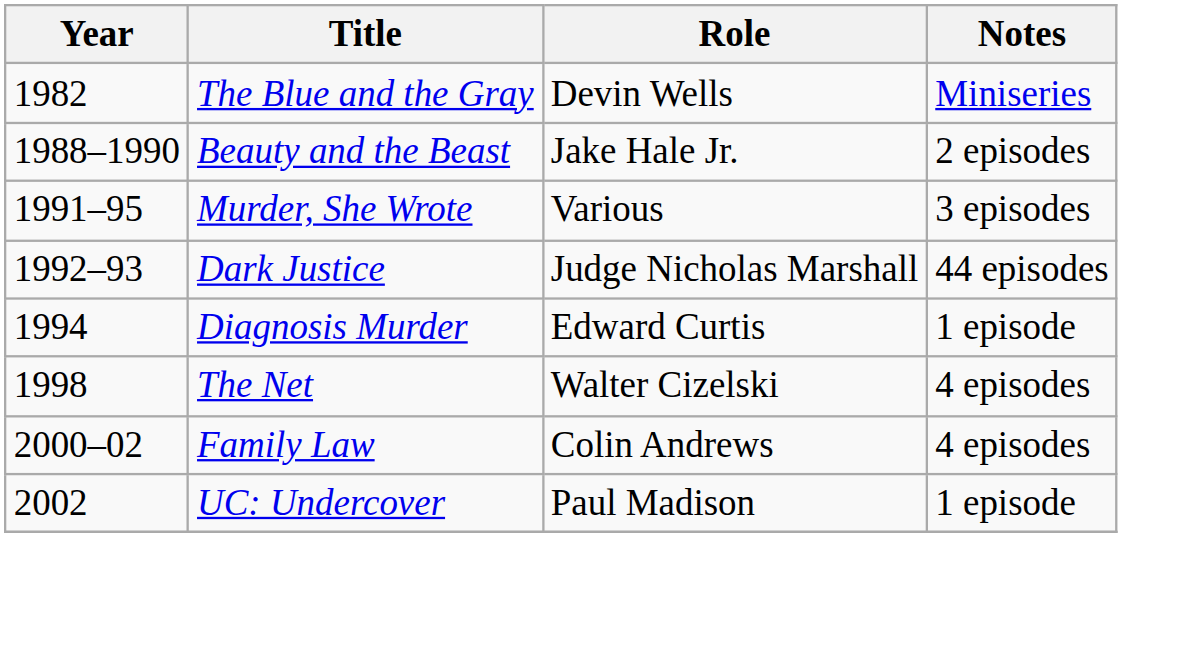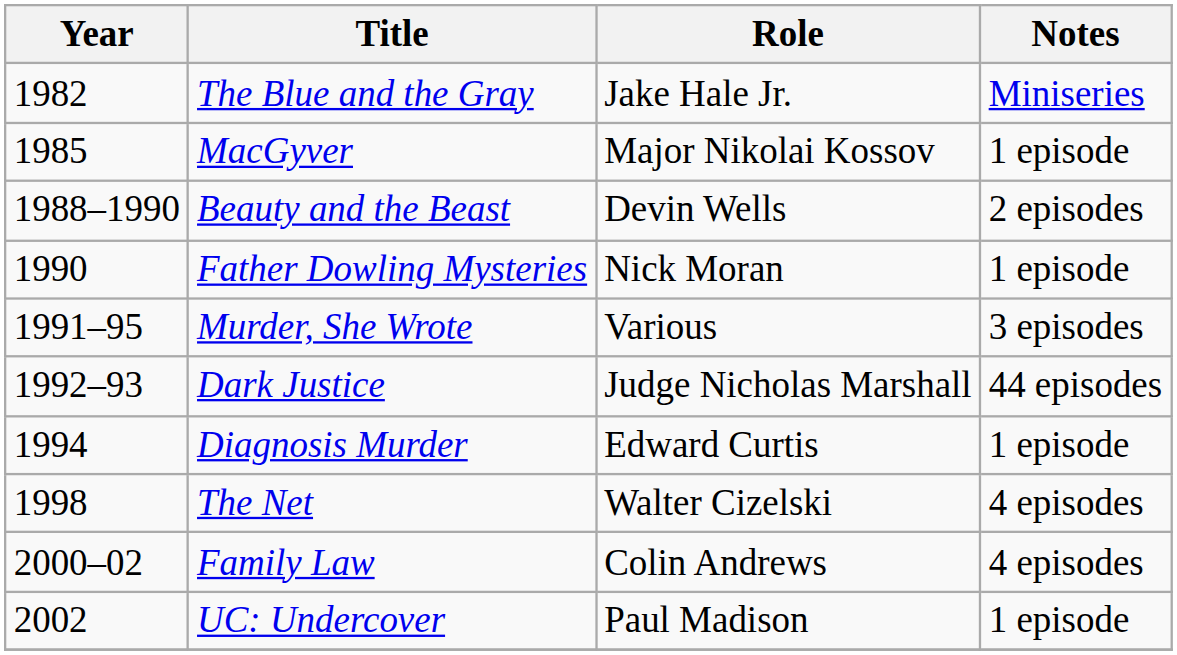(642, 92) Devin Wells -> (698, 92) Jake Hale Jr.
+ row: (275, 151)
(645, 151) Jake Hale Jr. -> (695, 209) Devin Wells
+ row: (392, 268)
